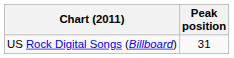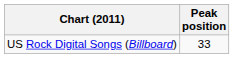(204, 44) 31 -> (204, 44) 33
